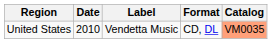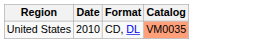- column: (142, 13)
